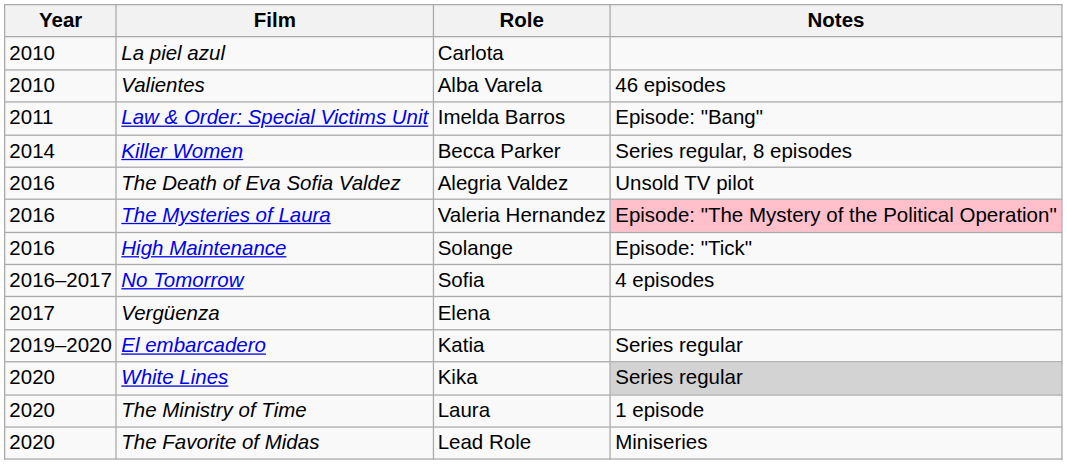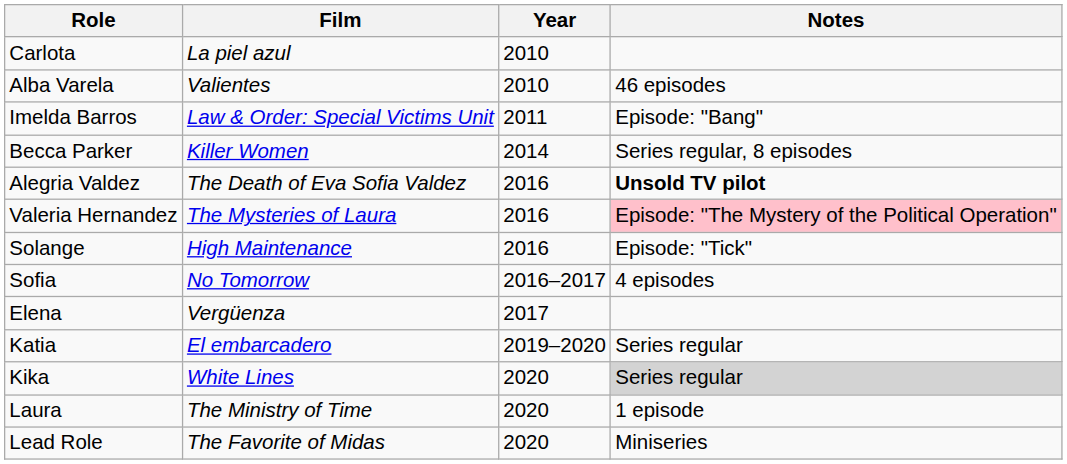columns swapped: (61, 20) <-> (522, 20)
(685, 183) normal -> (690, 183) bold
